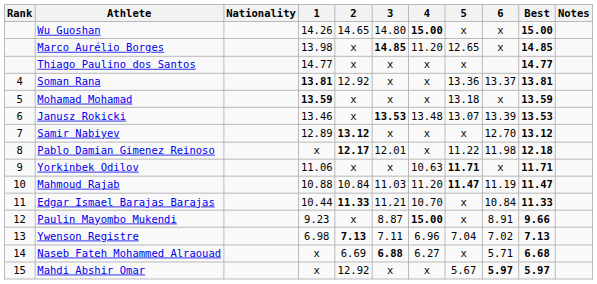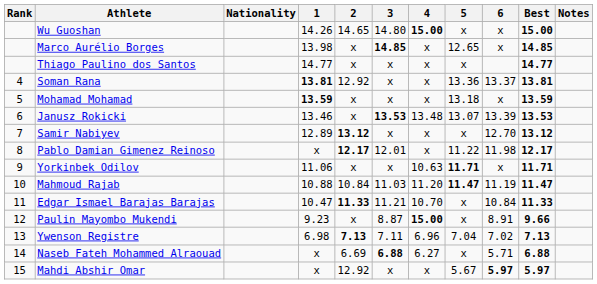(427, 47) 11.20 -> (427, 47) x
(537, 150) 12.18 -> (537, 150) 12.17
(317, 202) 10.44 -> (317, 202) 10.47
(537, 253) 6.68 -> (537, 253) 6.88
